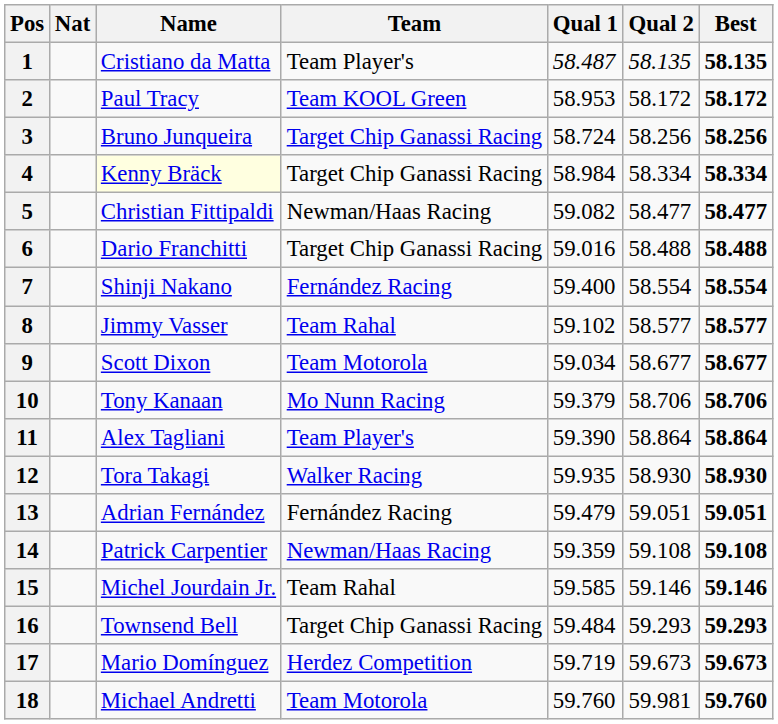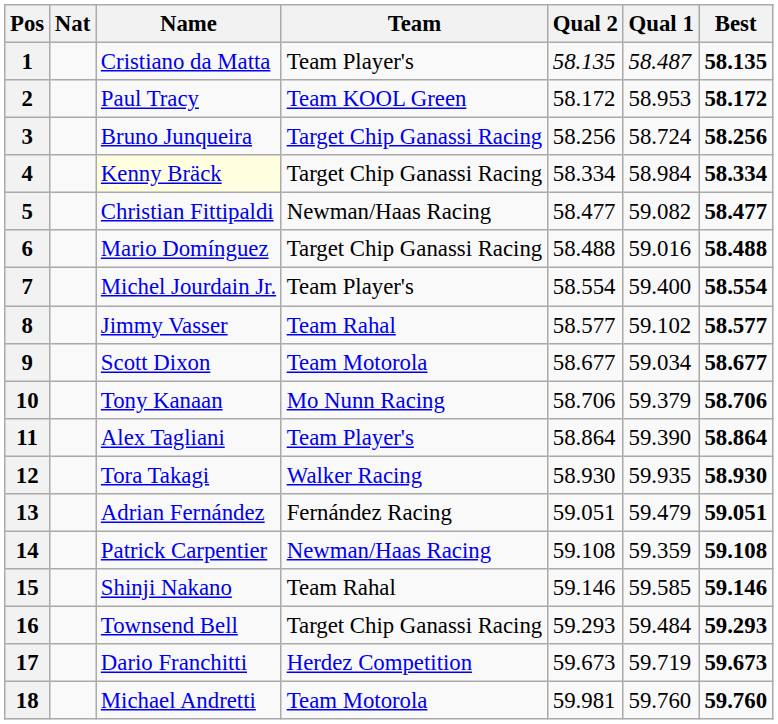columns swapped: (585, 23) <-> (661, 23)
(174, 249) Dario Franchitti -> (185, 249) Mario Domínguez
(166, 286) Shinji Nakano -> (188, 286) Michel Jourdain Jr.
(369, 286) Fernández Racing -> (350, 286) Team Player's
(188, 587) Michel Jourdain Jr. -> (166, 587) Shinji Nakano
(185, 662) Mario Domínguez -> (174, 662) Dario Franchitti
